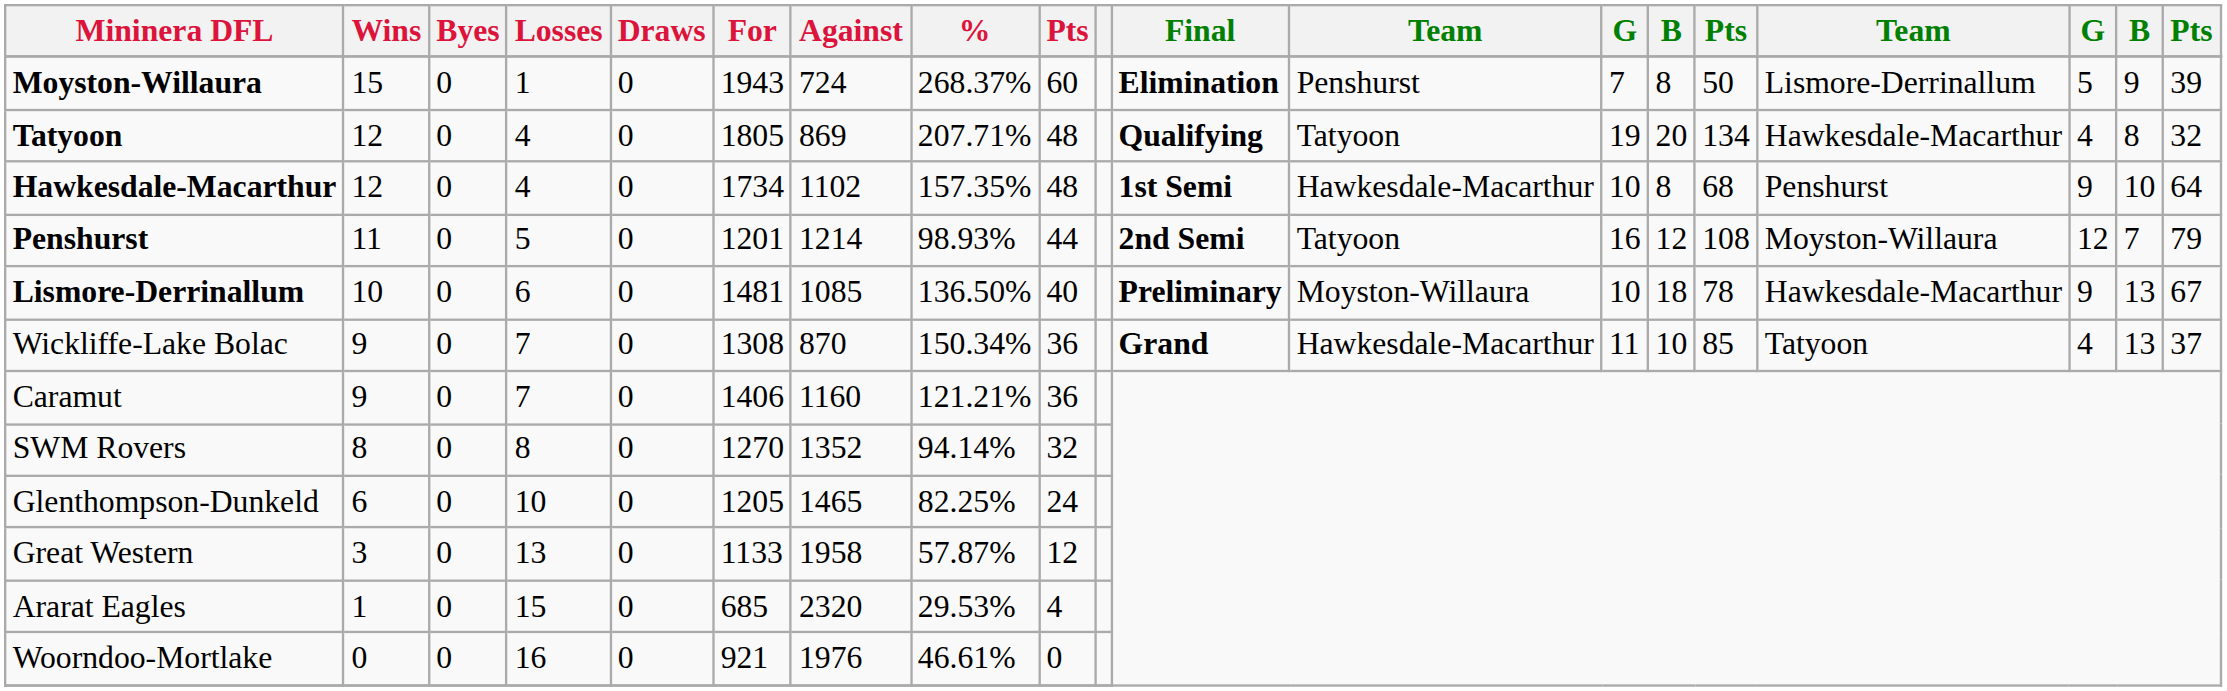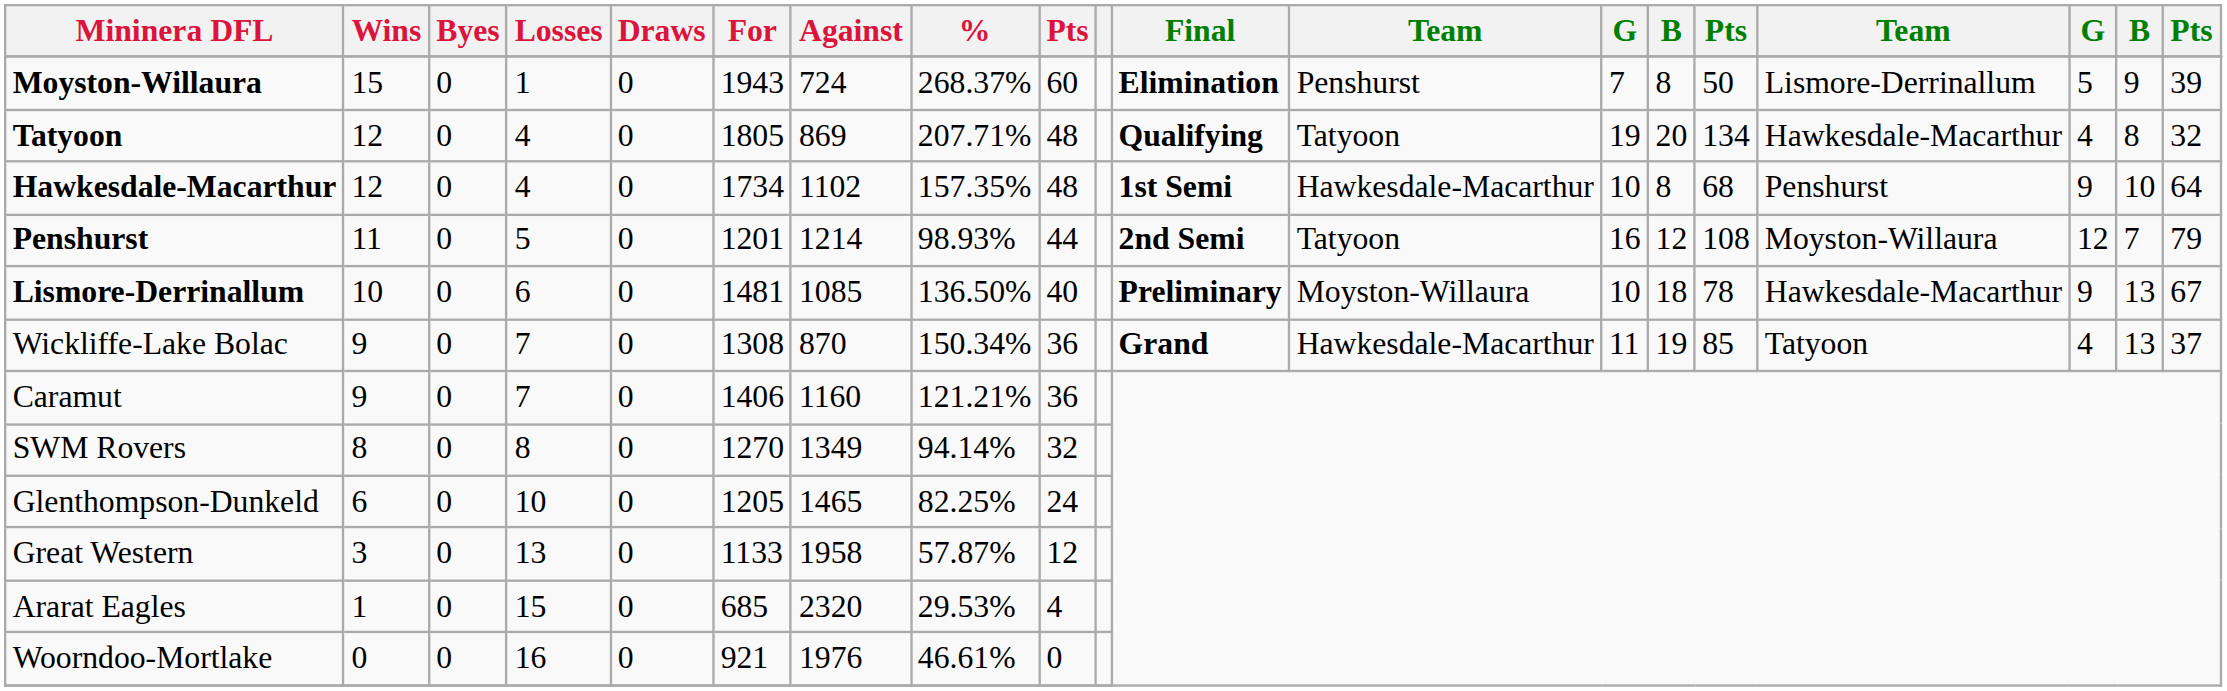(1671, 343) 10 -> (1671, 343) 19
(831, 448) 1352 -> (831, 448) 1349
